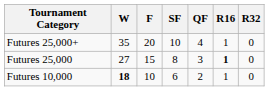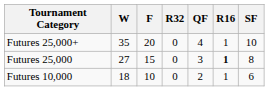columns swapped: (175, 19) <-> (251, 19)
(124, 77) bold -> (124, 77) normal
